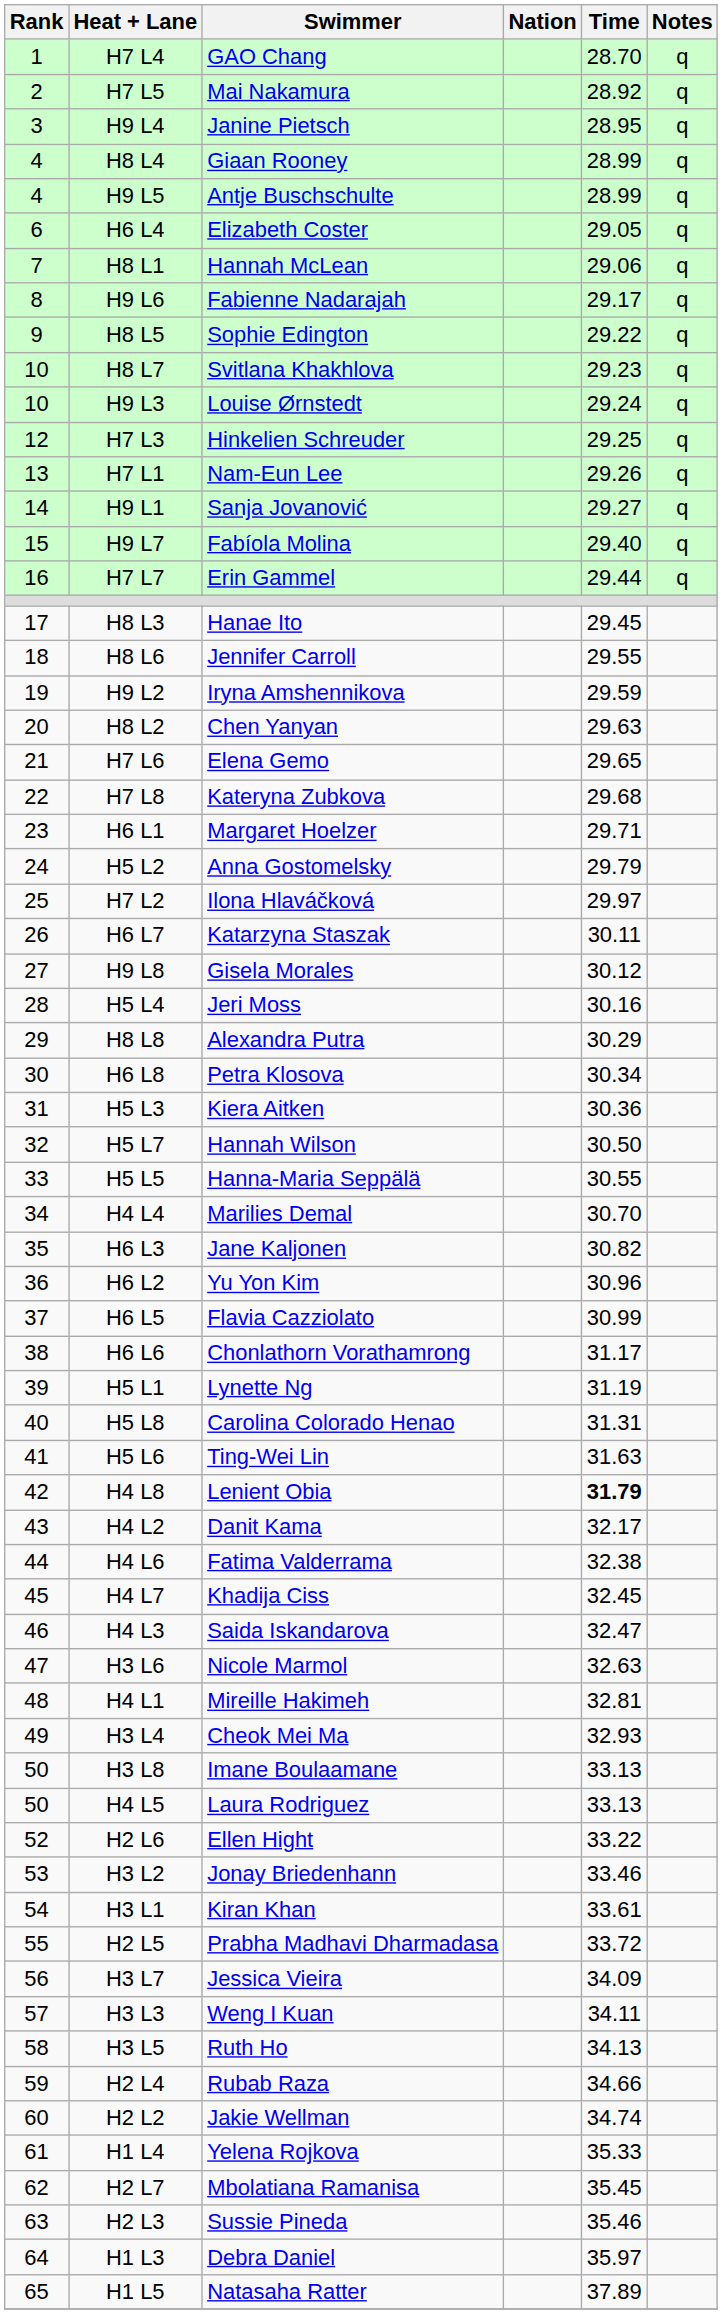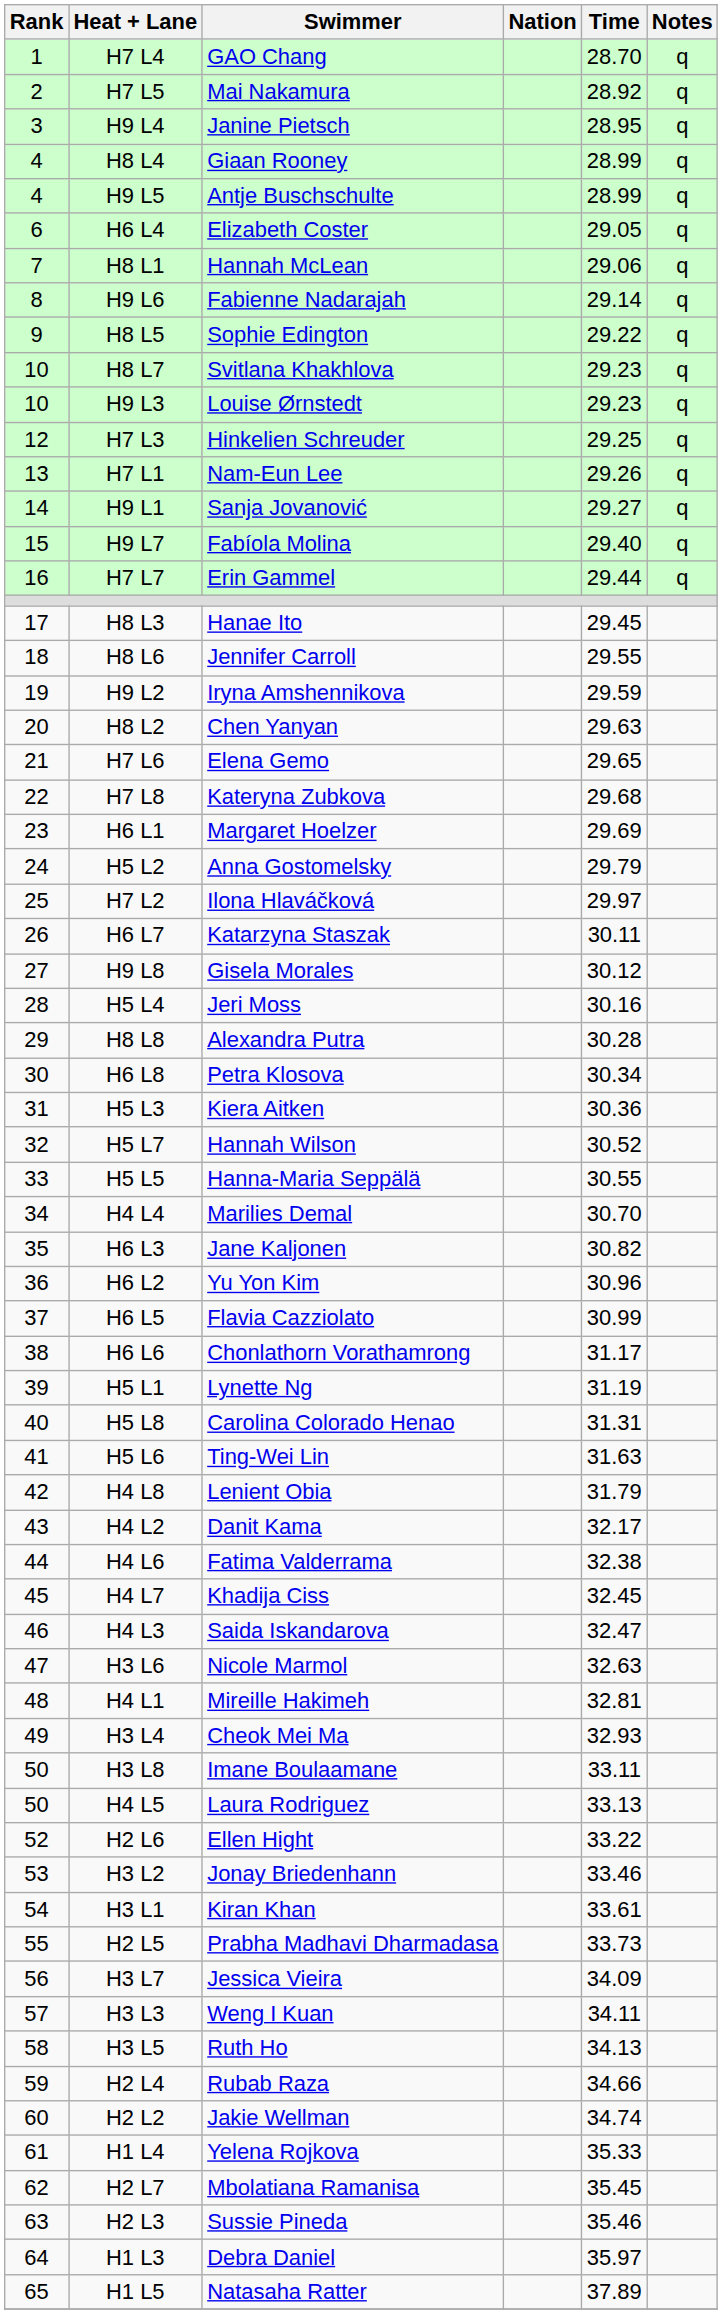(614, 299) 29.17 -> (614, 299) 29.14
(614, 404) 29.24 -> (614, 404) 29.23
(614, 831) 29.71 -> (614, 831) 29.69
(614, 1040) 30.29 -> (614, 1040) 30.28
(614, 1144) 30.50 -> (614, 1144) 30.52
(614, 1492) bold -> (614, 1492) normal
(614, 1770) 33.13 -> (614, 1770) 33.11
(614, 1943) 33.72 -> (614, 1943) 33.73
